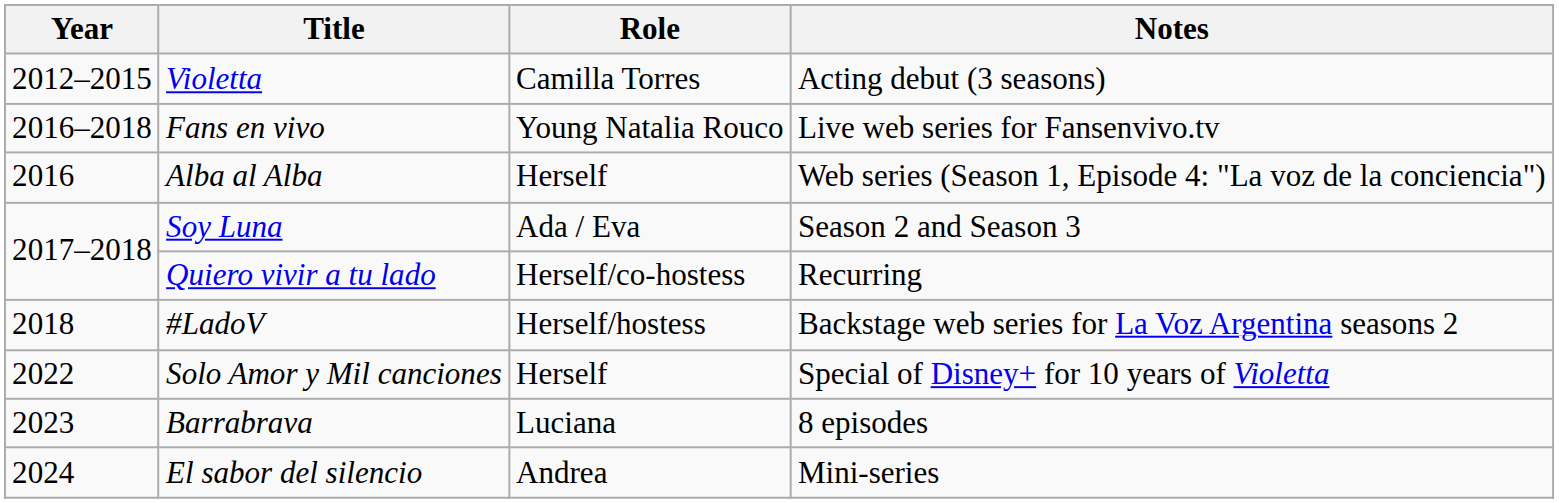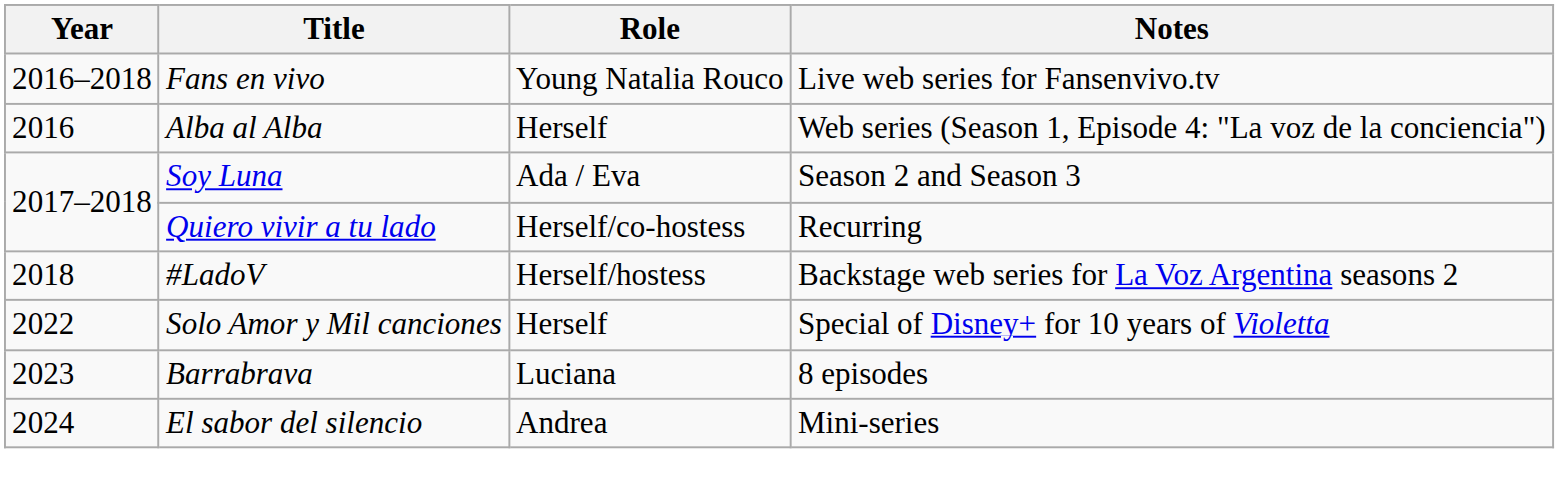- row: (214, 78)
